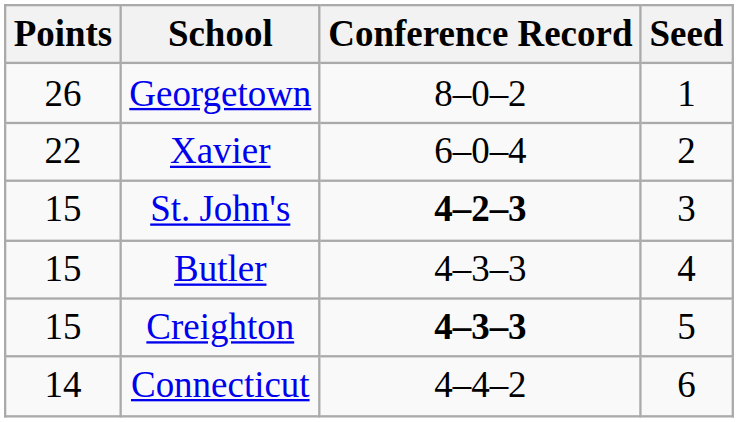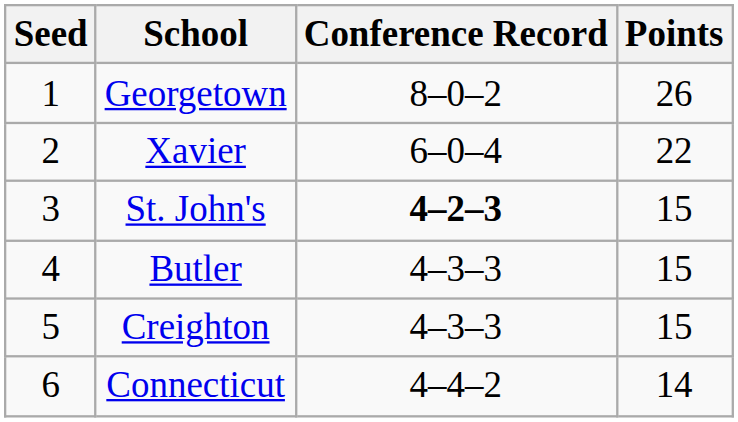columns swapped: (686, 33) <-> (63, 33)
(480, 326) bold -> (456, 326) normal
